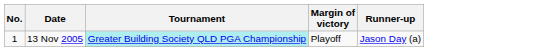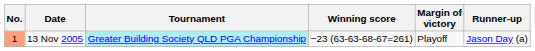+ column: (362, 18)
(15, 39) no background -> (15, 39) lightsalmon background
